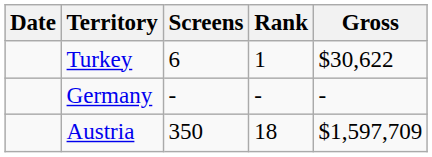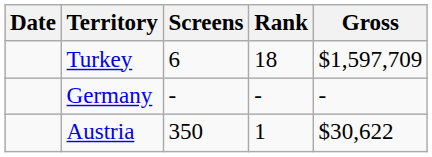(260, 59) 1 -> (266, 59) 18
(356, 59) $30,622 -> (370, 59) $1,597,709
(266, 132) 18 -> (260, 132) 1
(370, 132) $1,597,709 -> (356, 132) $30,622
